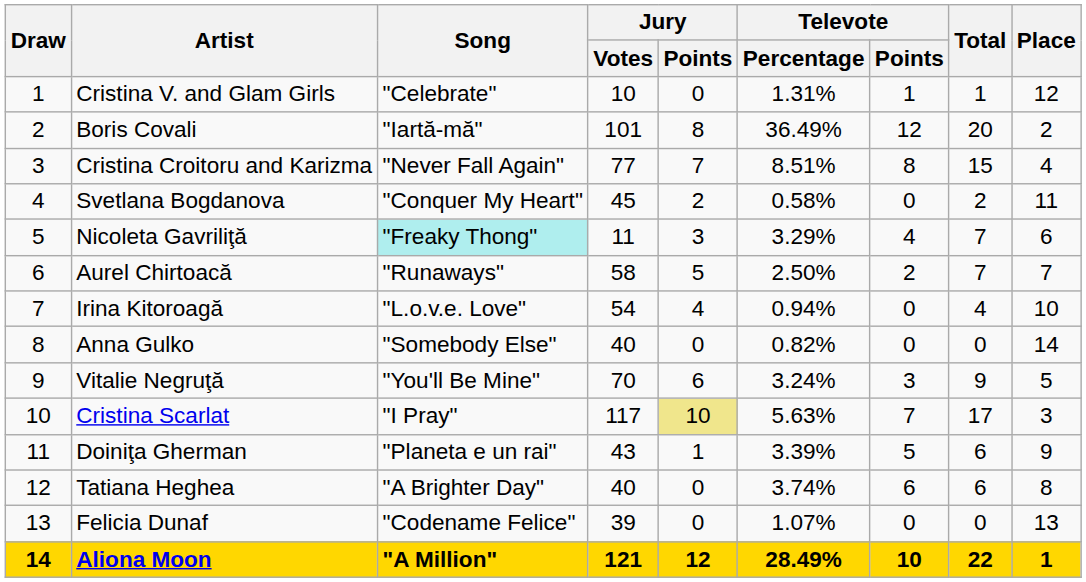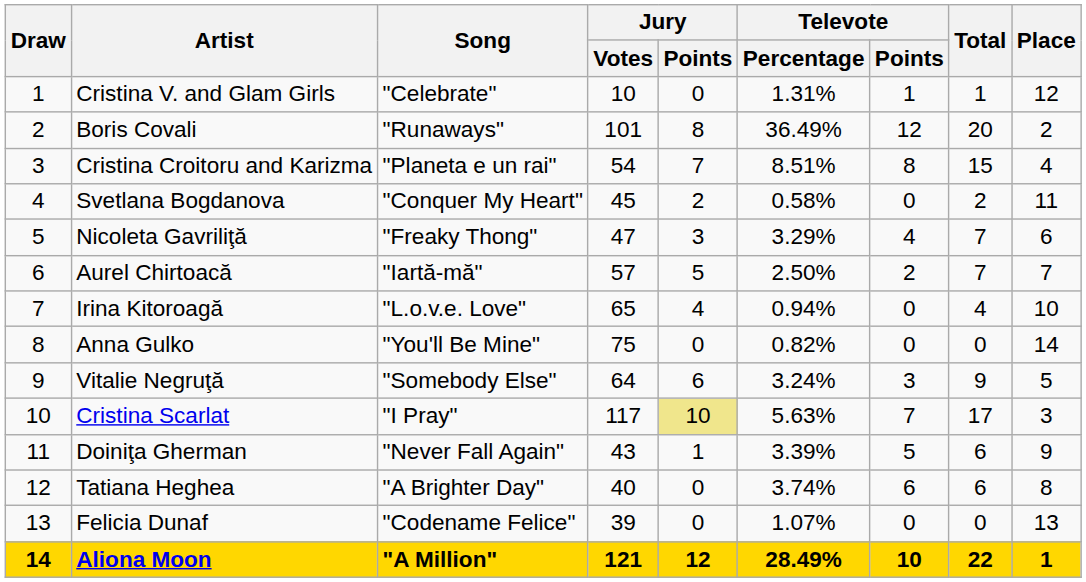(433, 129) "Iartă-mă" -> (443, 129) "Runaways"
(473, 165) "Never Fall Again" -> (470, 165) "Planeta e un rai"
(623, 165) 77 -> (623, 165) 54
(460, 237) paleturquoise background -> (460, 237) no background
(623, 237) 11 -> (623, 237) 47
(443, 272) "Runaways" -> (433, 272) "Iartă-mă"
(623, 272) 58 -> (623, 272) 57
(623, 308) 54 -> (623, 308) 65
(470, 344) "Somebody Else" -> (461, 344) "You'll Be Mine"
(623, 344) 40 -> (623, 344) 75
(461, 380) "You'll Be Mine" -> (470, 380) "Somebody Else"
(623, 380) 70 -> (623, 380) 64
(470, 451) "Planeta e un rai" -> (473, 451) "Never Fall Again"
